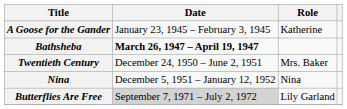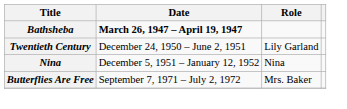- row: (58, 29)
(304, 63) Mrs. Baker -> (291, 46) Lily Garland
(186, 96) lightgrey background -> (170, 79) no background
(308, 96) Lily Garland -> (288, 79) Mrs. Baker
